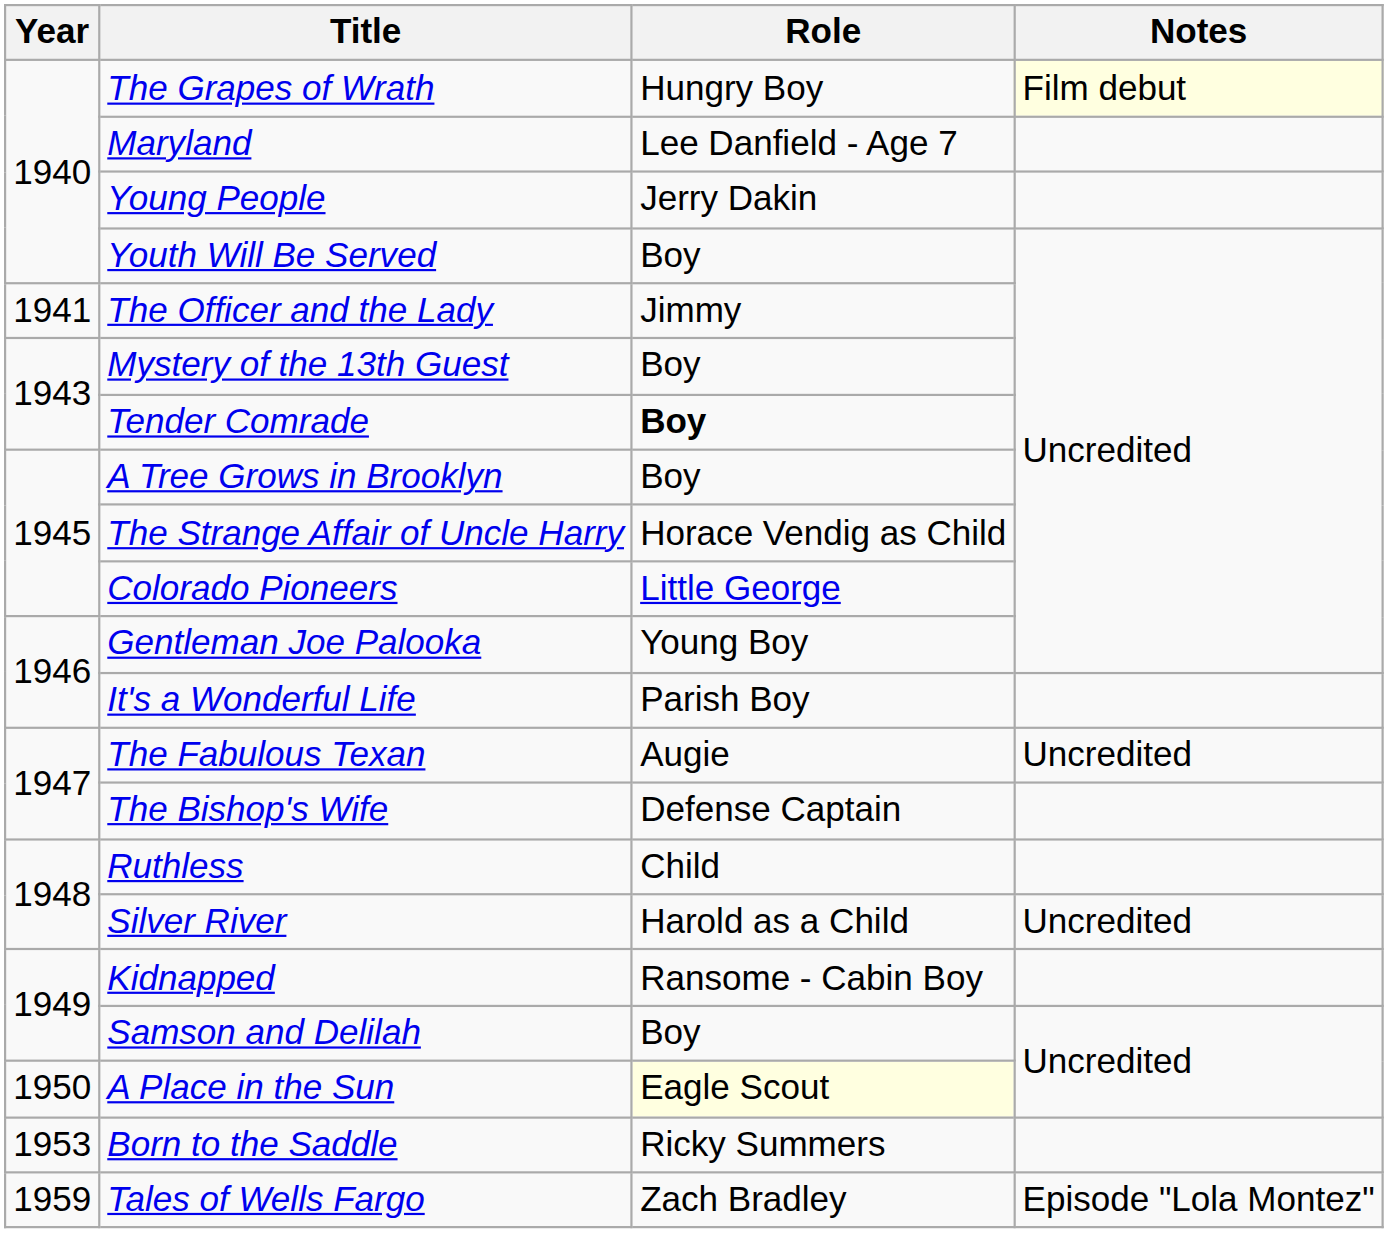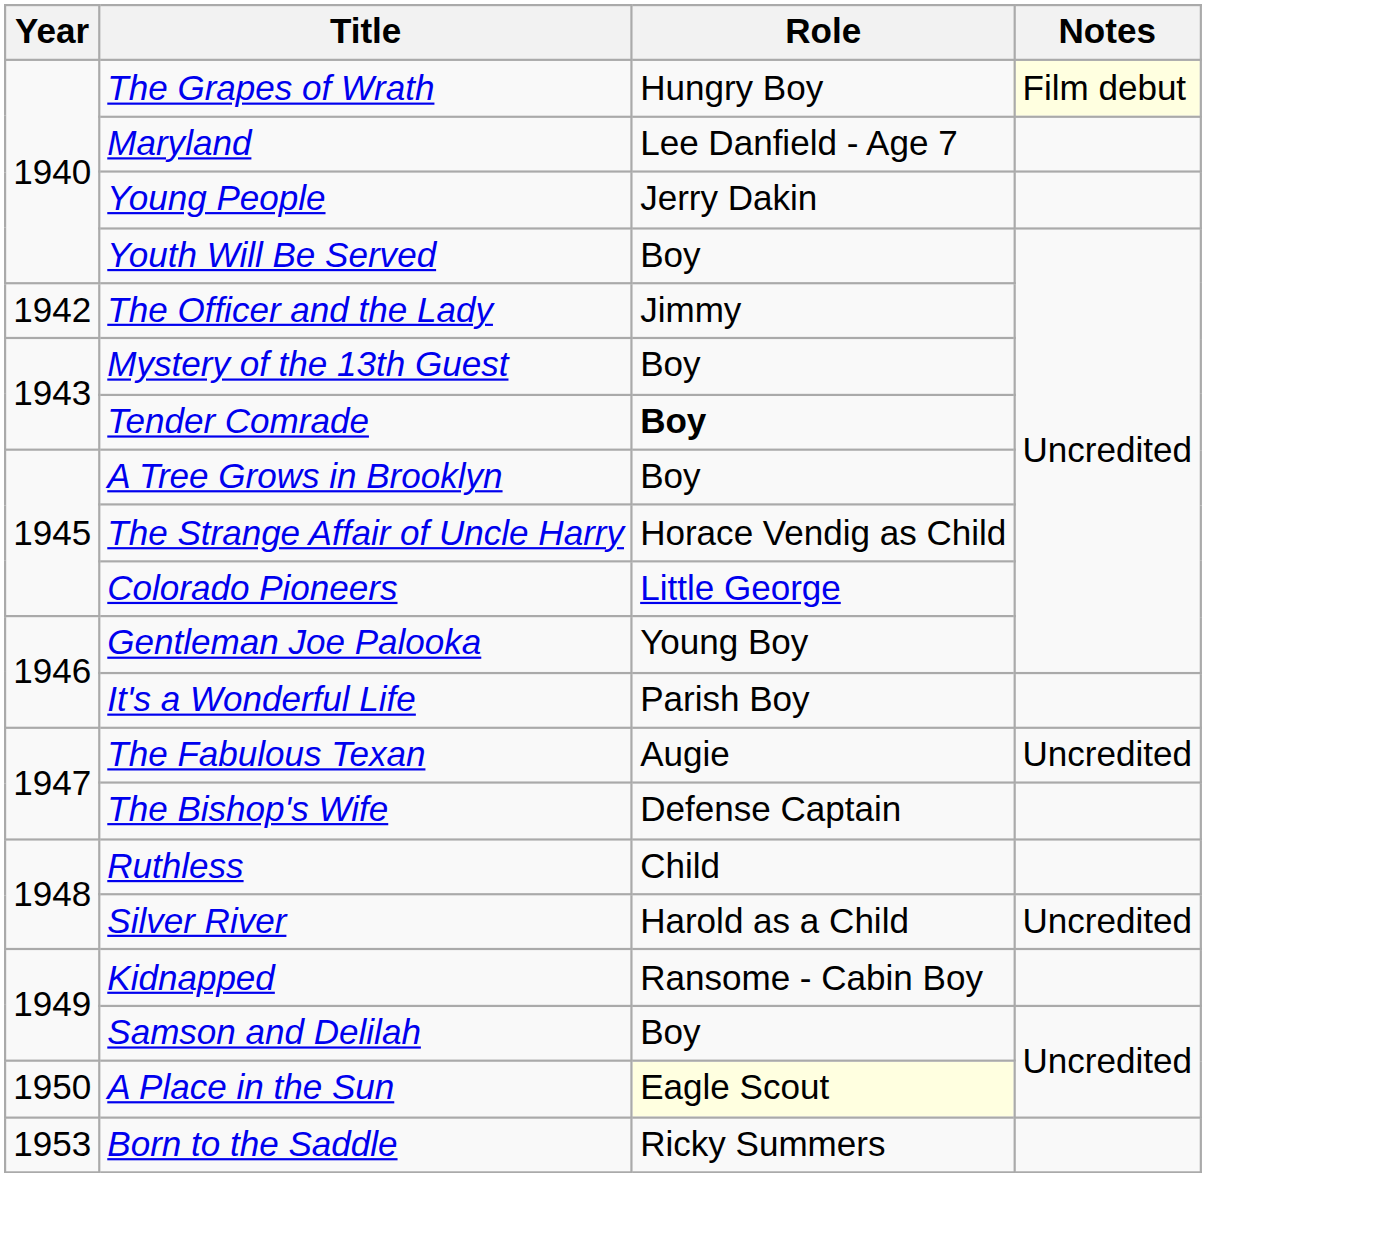(52, 310) 1941 -> (52, 310) 1942
- row: (266, 1199)
